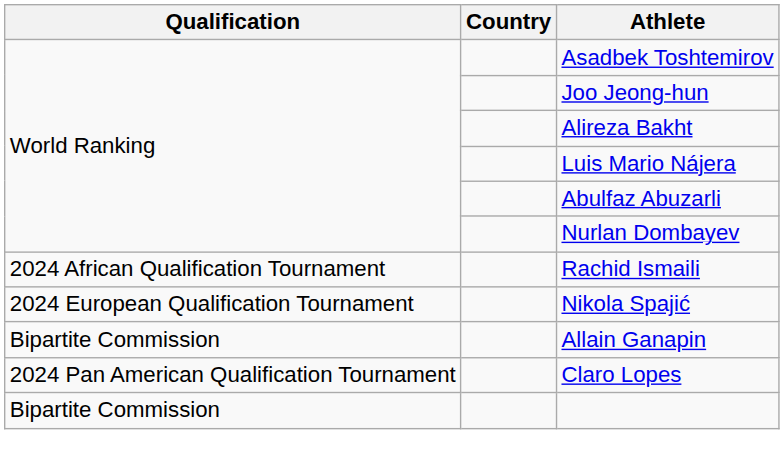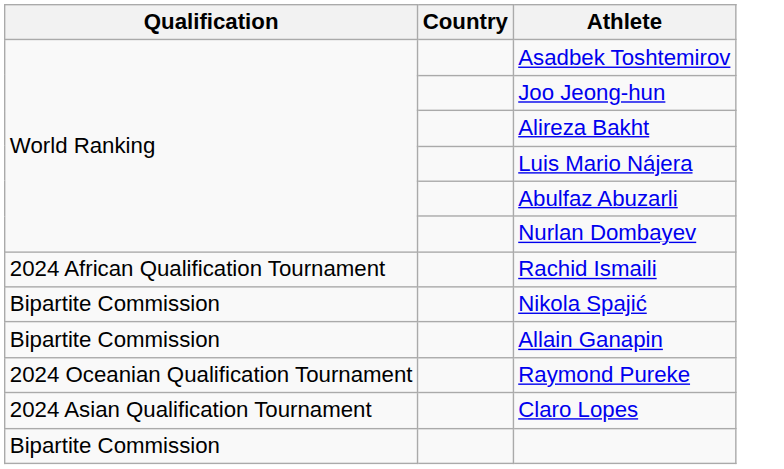(212, 304) 2024 European Qualification Tournament -> (115, 304) Bipartite Commission
+ row: (604, 374)
(233, 374) 2024 Pan American Qualification Tournament -> (191, 410) 2024 Asian Qualification Tournament
